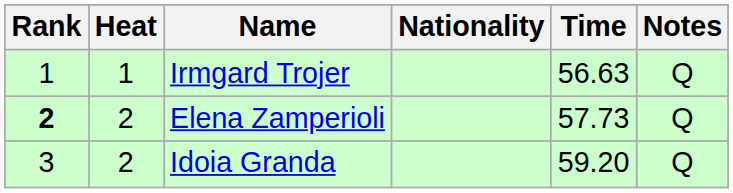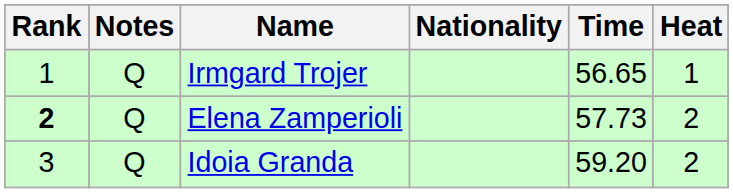columns swapped: (126, 27) <-> (682, 27)
(594, 72) 56.63 -> (611, 72) 56.65
